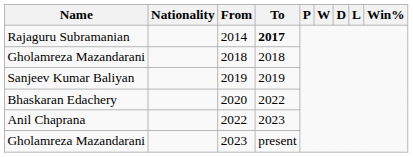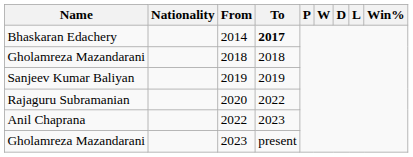(69, 36) Rajaguru Subramanian -> (62, 36) Bhaskaran Edachery
(62, 99) Bhaskaran Edachery -> (69, 99) Rajaguru Subramanian
